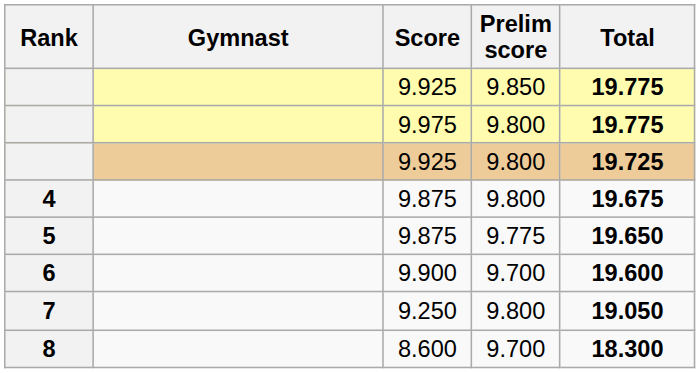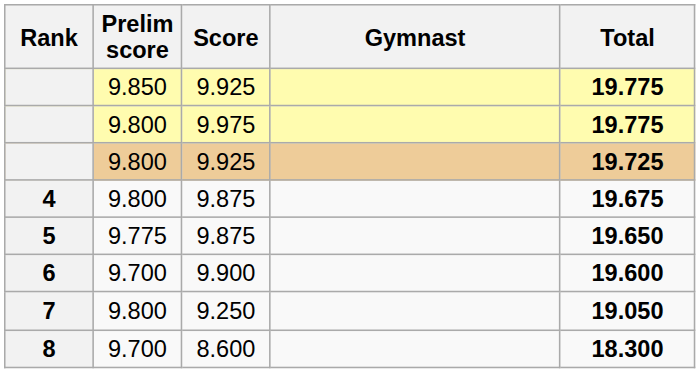columns swapped: (238, 37) <-> (516, 37)
